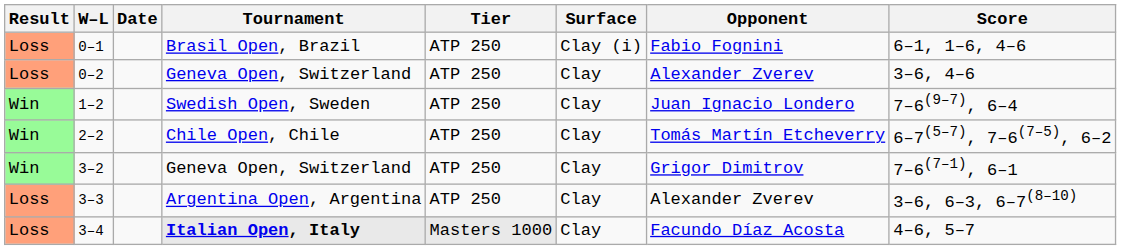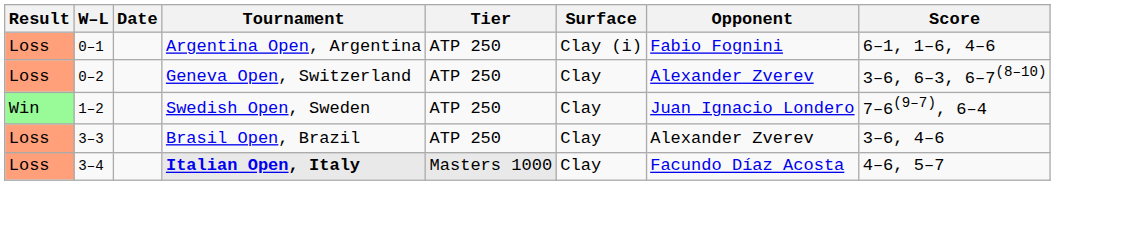(263, 46) Brasil Open, Brazil -> (294, 46) Argentina Open, Argentina
(934, 74) 3–6, 4–6 -> (955, 76) 3–6, 6–3, 6–7(8–10)
- row: (91, 137)
- row: (91, 169)
(294, 200) Argentina Open, Argentina -> (263, 138) Brasil Open, Brazil
(985, 200) 3–6, 6–3, 6–7(8–10) -> (904, 138) 3–6, 4–6
